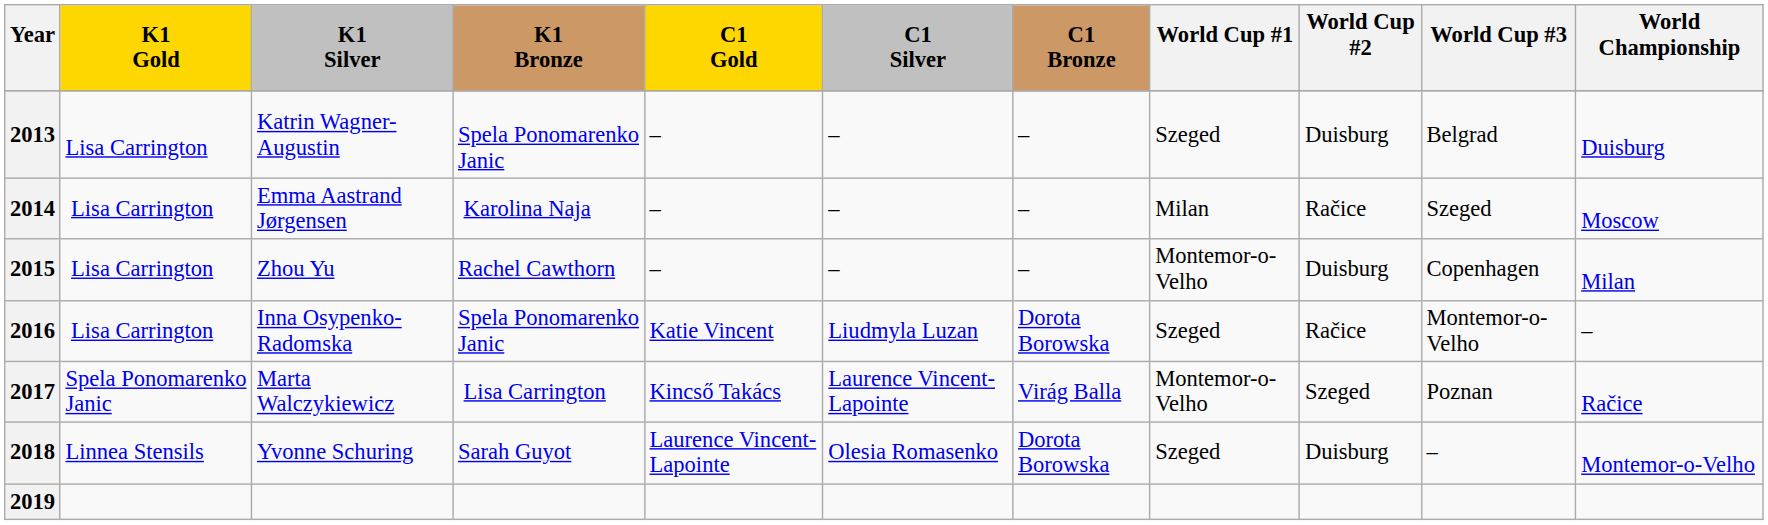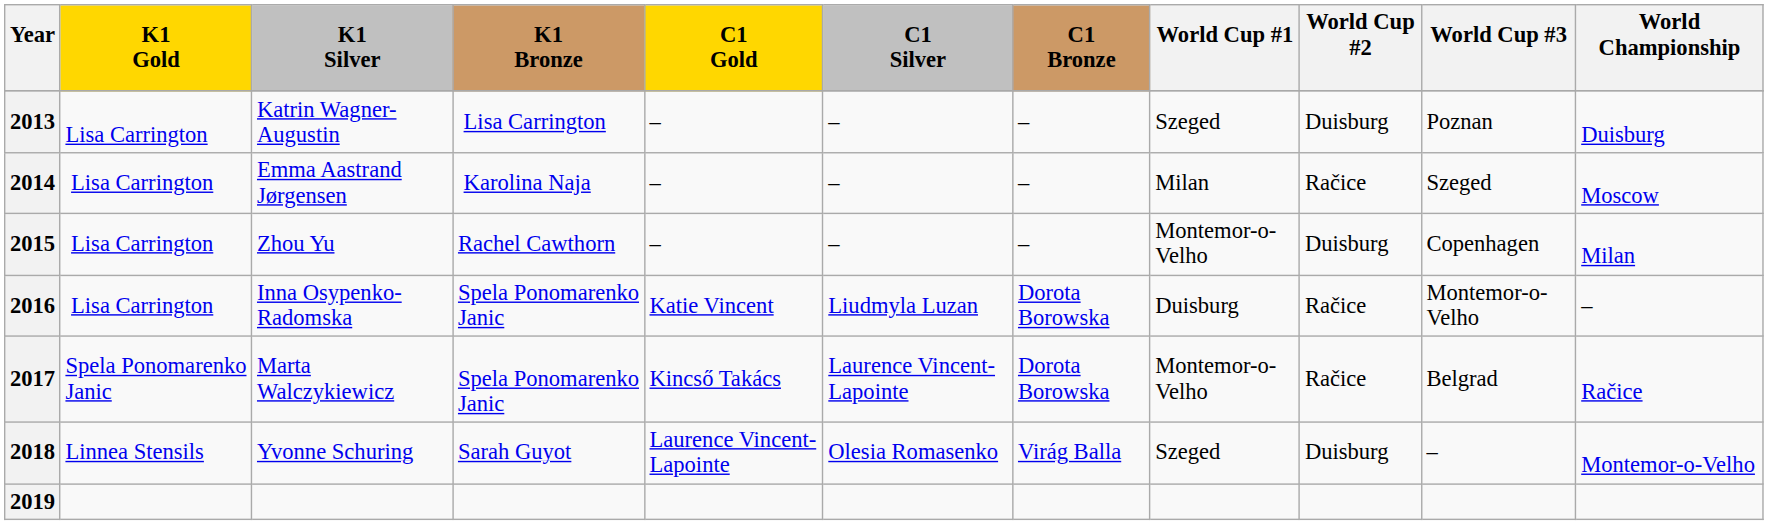(548, 146) Spela Ponomarenko Janic -> (532, 121) Lisa Carrington
(1462, 134) Belgrad -> (1460, 121) Poznan
(1188, 330) Szeged -> (1197, 305) Duisburg
(532, 391) Lisa Carrington -> (548, 391) Spela Ponomarenko Janic
(1070, 391) Virág Balla -> (1064, 378) Dorota Borowska
(1338, 391) Szeged -> (1336, 378) Račice
(1460, 391) Poznan -> (1462, 378) Belgrad
(1064, 452) Dorota Borowska -> (1070, 452) Virág Balla
